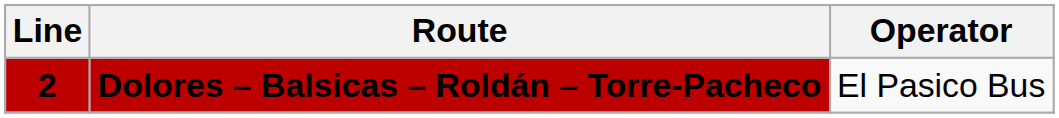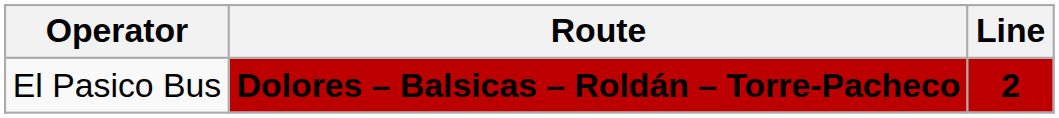columns swapped: (48, 31) <-> (941, 31)
